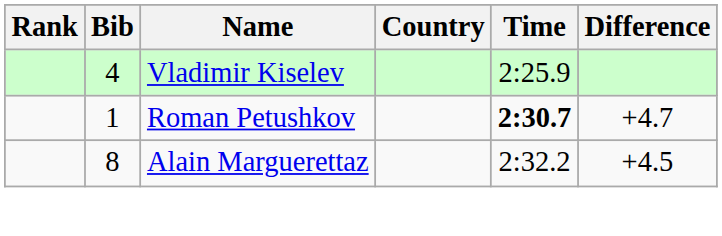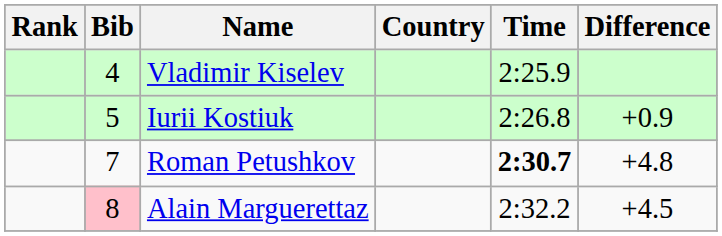+ row: (220, 117)
(112, 117) 1 -> (112, 162) 7
(647, 117) +4.7 -> (647, 162) +4.8
(112, 162) no background -> (112, 207) pink background
